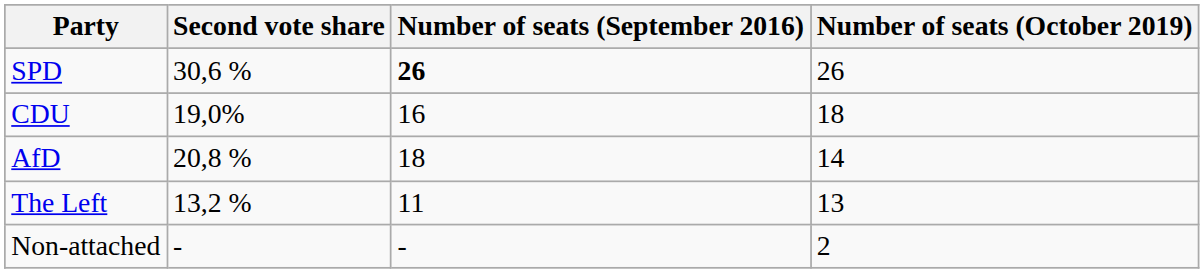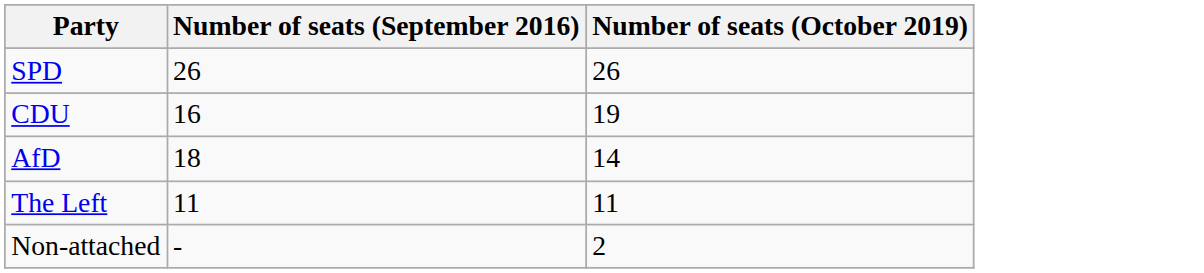- column: (279, 26)
(411, 70) bold -> (187, 70) normal
(831, 114) 18 -> (606, 114) 19
(831, 202) 13 -> (606, 202) 11
